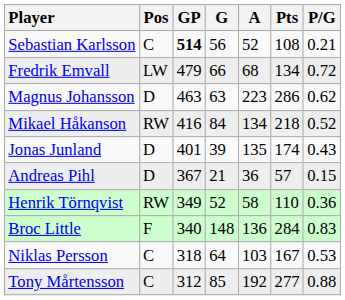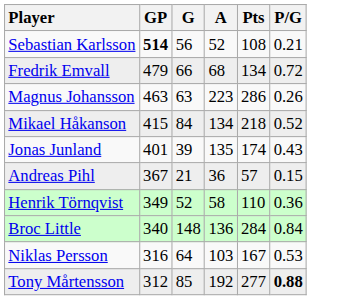- column: (156, 17)
(322, 96) 0.62 -> (288, 96) 0.26
(189, 123) 416 -> (156, 123) 415
(322, 228) 0.83 -> (288, 228) 0.84
(189, 255) 318 -> (156, 255) 316
(322, 281) normal -> (288, 281) bold
